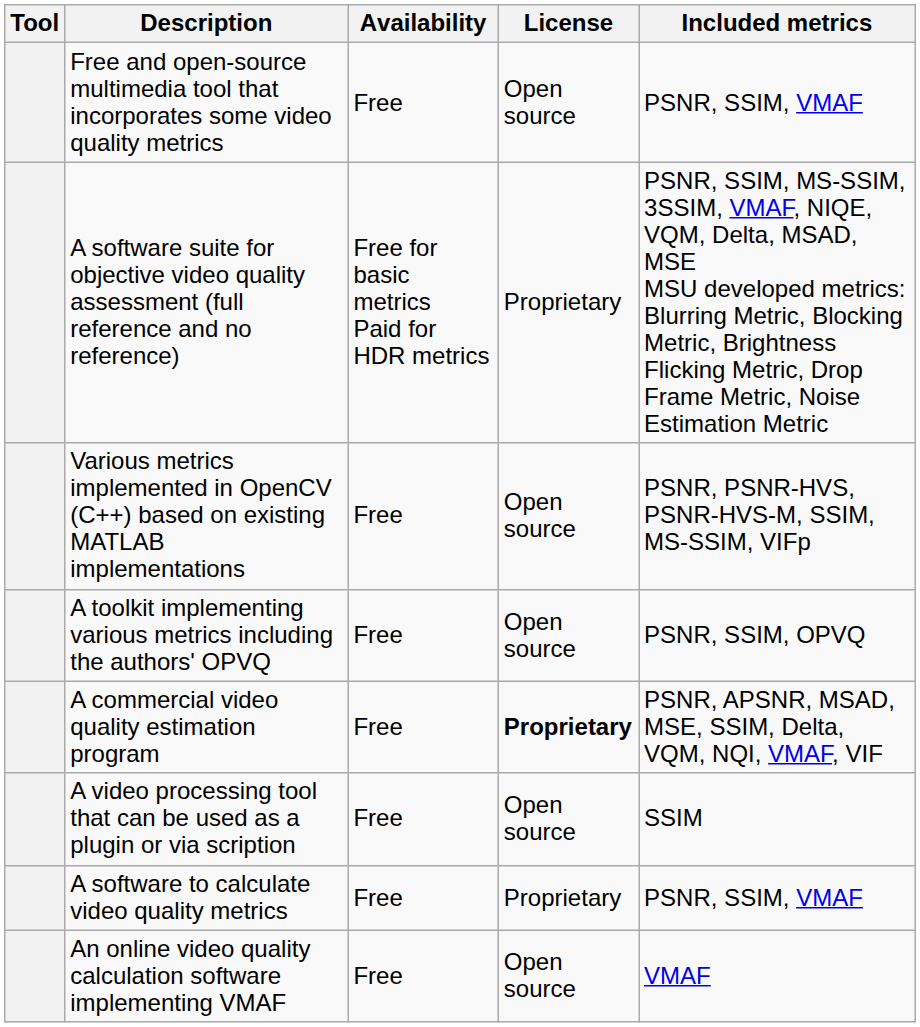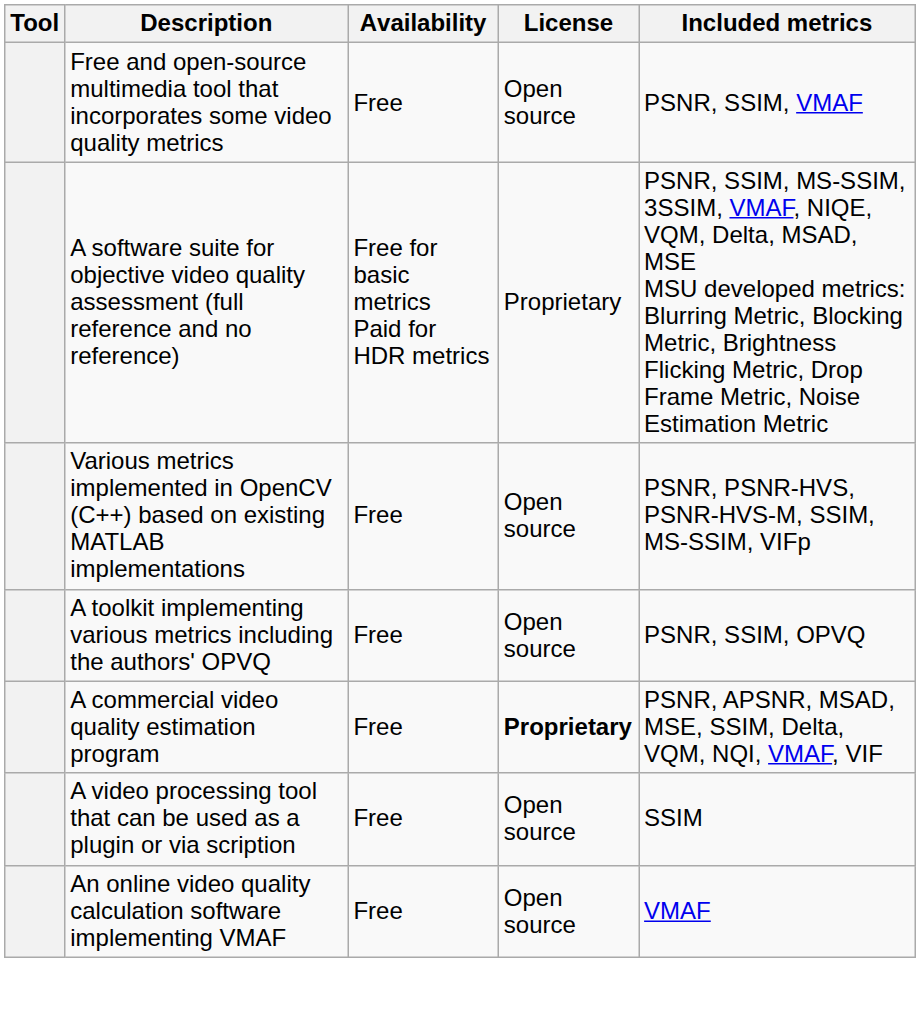- row: (190, 897)
